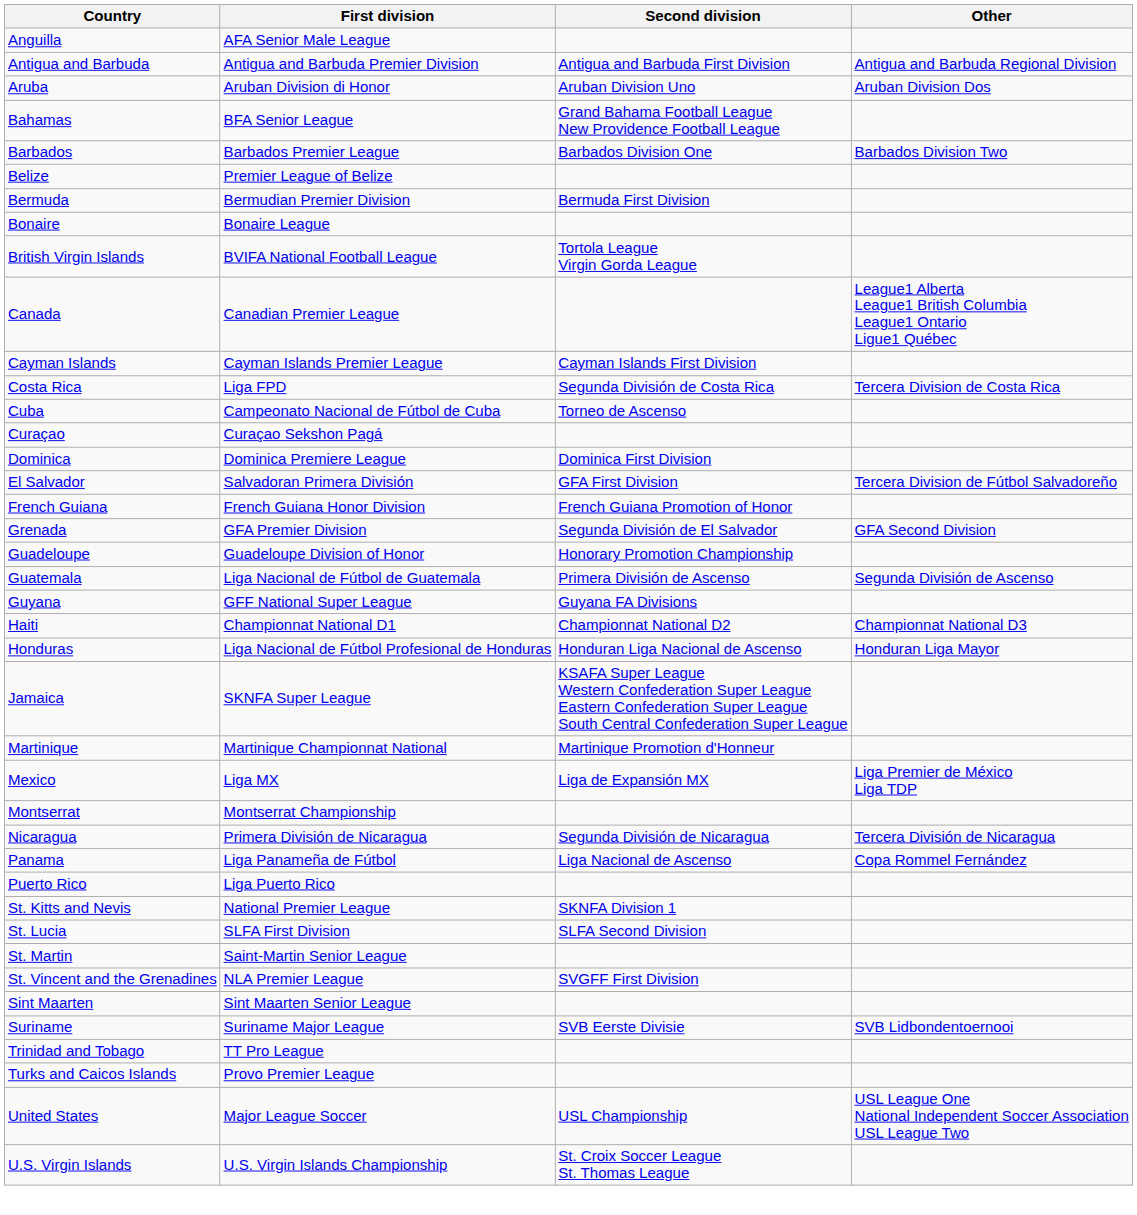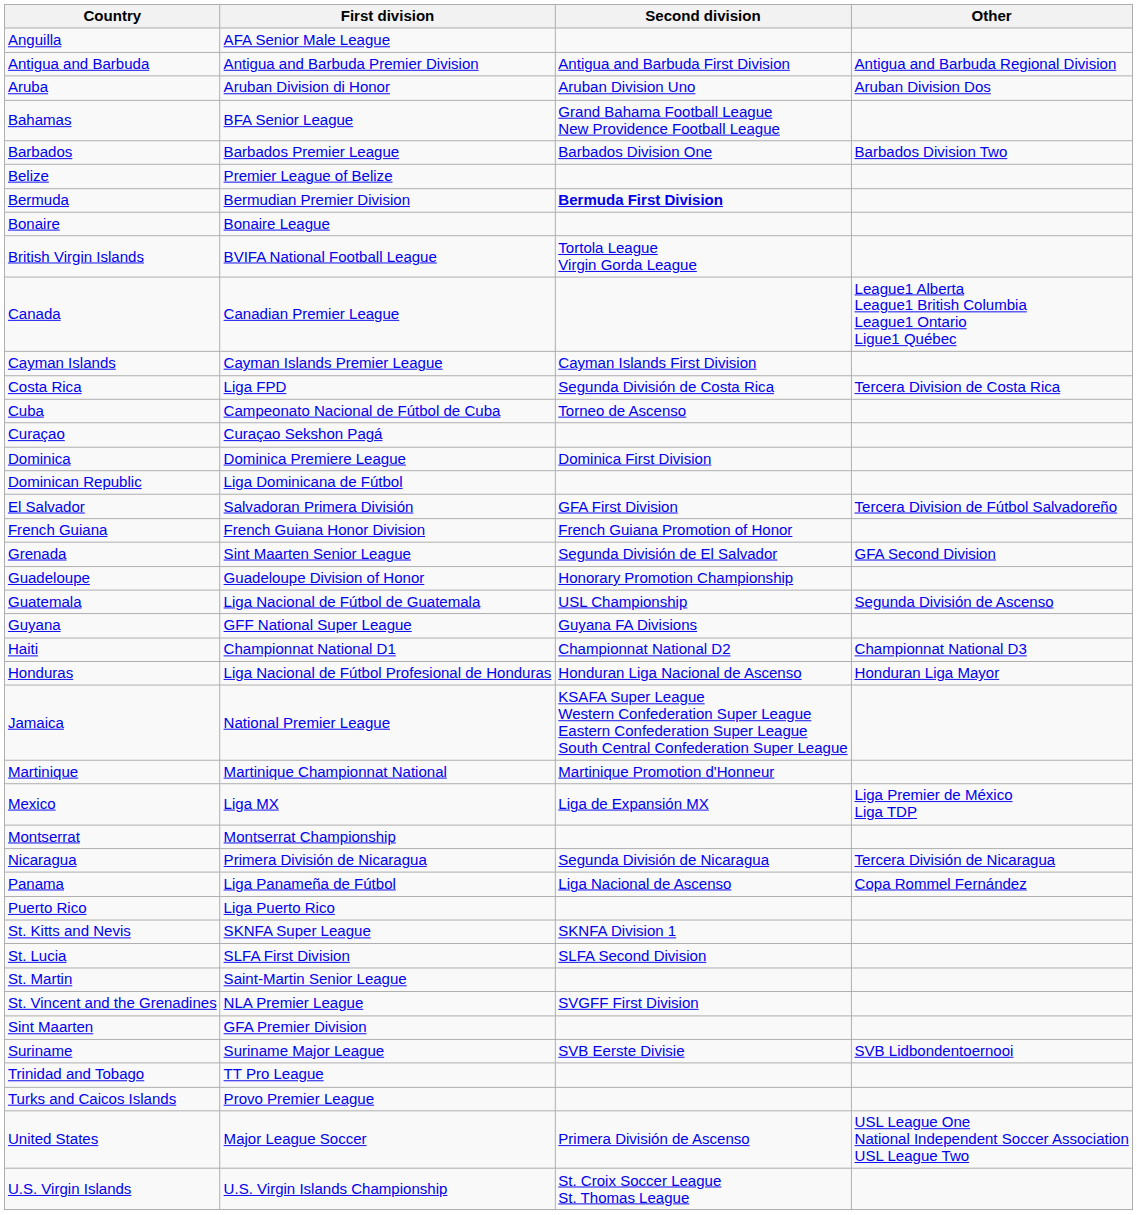(634, 200) normal -> (641, 200) bold
+ row: (75, 482)
(295, 530) GFA Premier Division -> (317, 554) Sint Maarten Senior League
(654, 578) Primera División de Ascenso -> (623, 601) USL Championship
(297, 698) SKNFA Super League -> (307, 722) National Premier League
(307, 908) National Premier League -> (297, 931) SKNFA Super League
(317, 1003) Sint Maarten Senior League -> (295, 1027) GFA Premier Division
(623, 1115) USL Championship -> (654, 1139) Primera División de Ascenso
